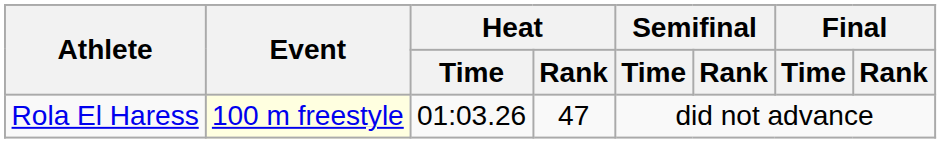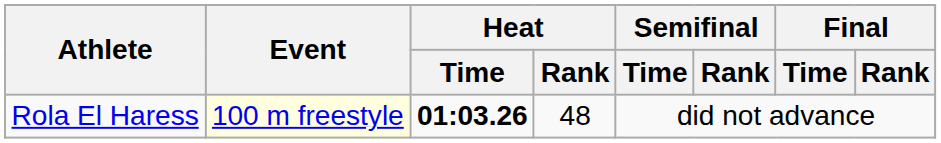(472, 116) normal -> (472, 116) bold
(574, 116) 47 -> (575, 116) 48
